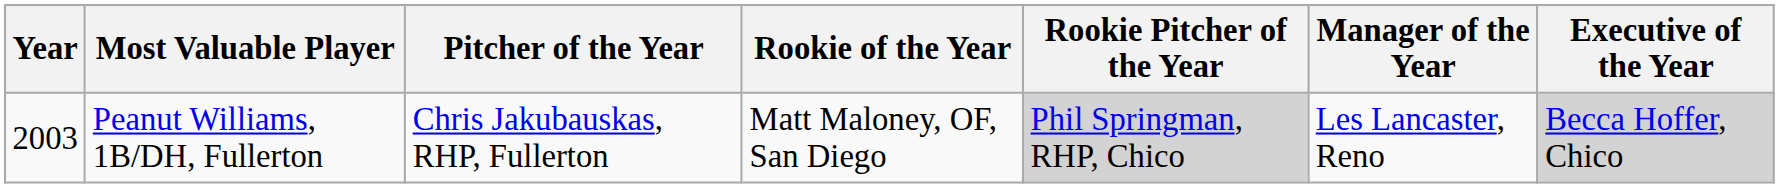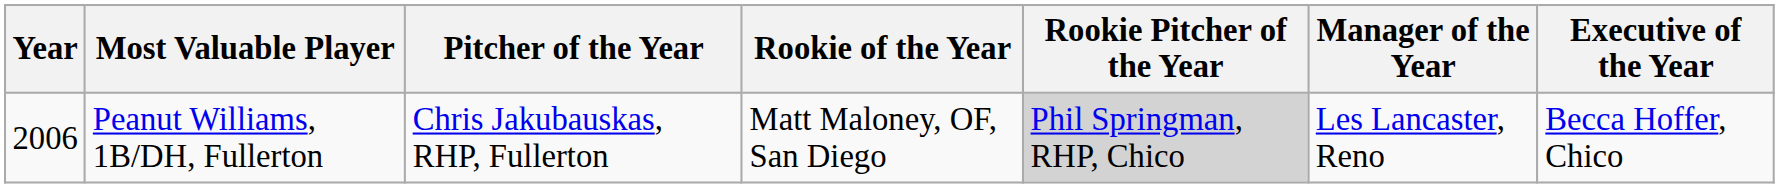(45, 137) 2003 -> (45, 137) 2006
(1636, 137) lightgrey background -> (1636, 137) no background
